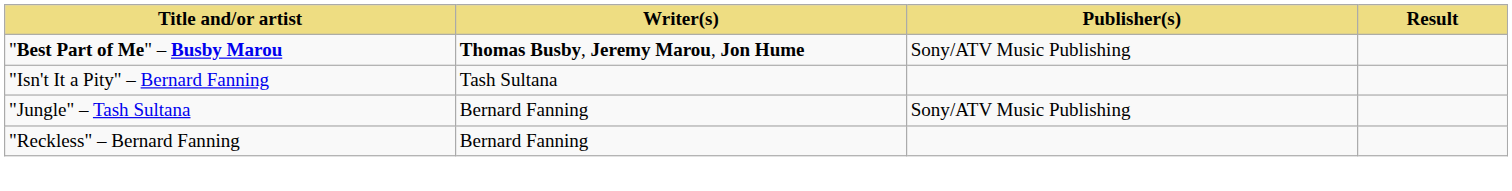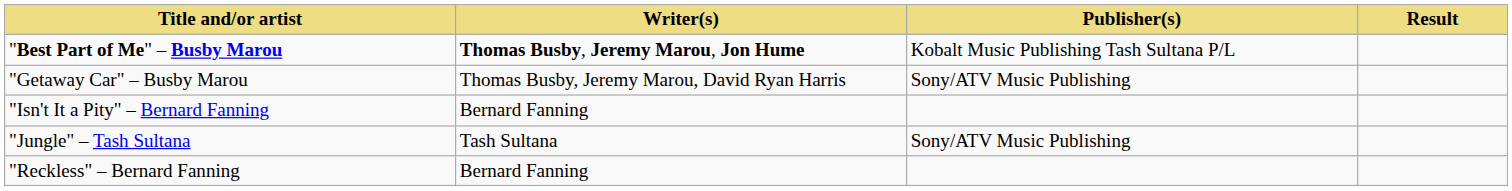(1021, 49) Sony/ATV Music Publishing -> (1073, 49) Kobalt Music Publishing Tash Sultana P/L
+ row: (128, 79)
(509, 79) Tash Sultana -> (524, 110) Bernard Fanning
(524, 110) Bernard Fanning -> (509, 140) Tash Sultana
